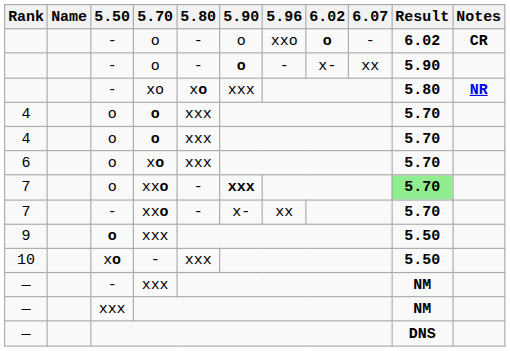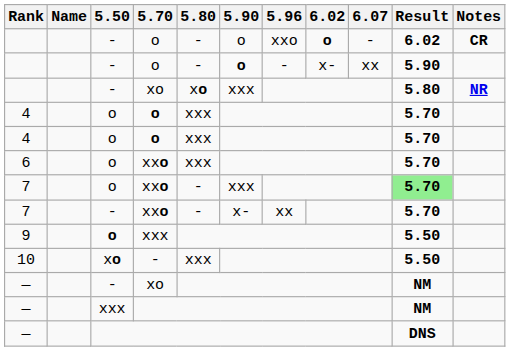(155, 163) xo -> (155, 163) xxo
(241, 187) bold -> (241, 187) normal
(155, 285) xxx -> (155, 285) xo
